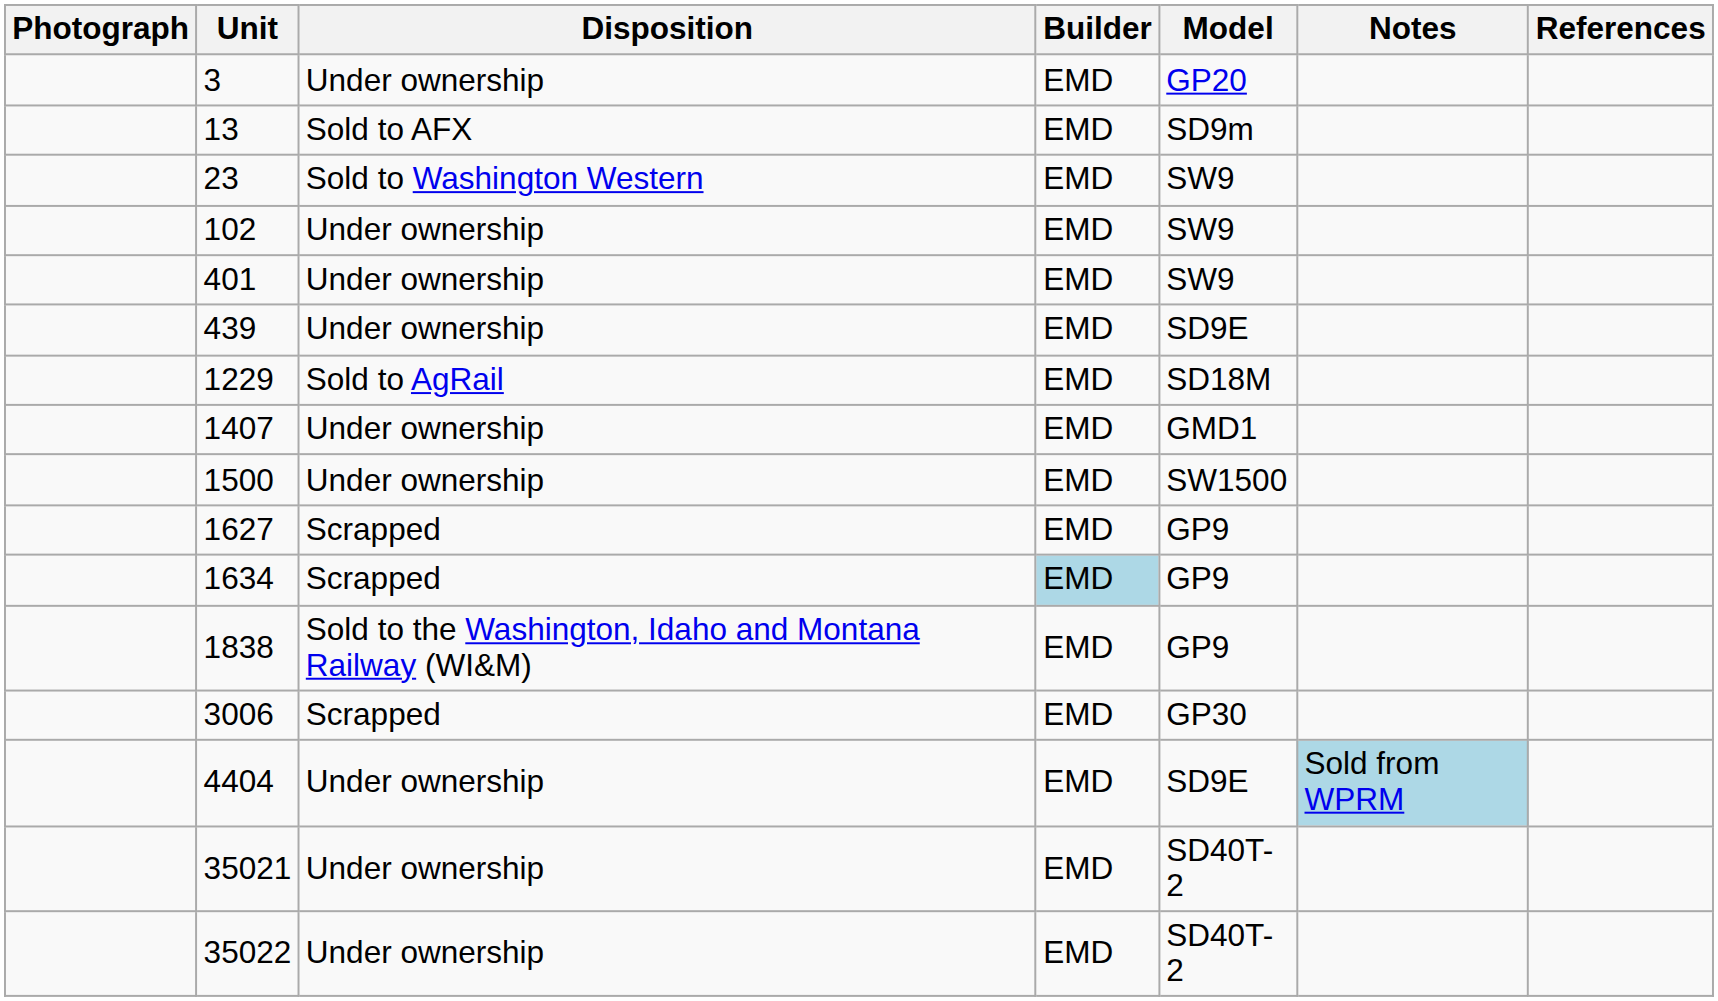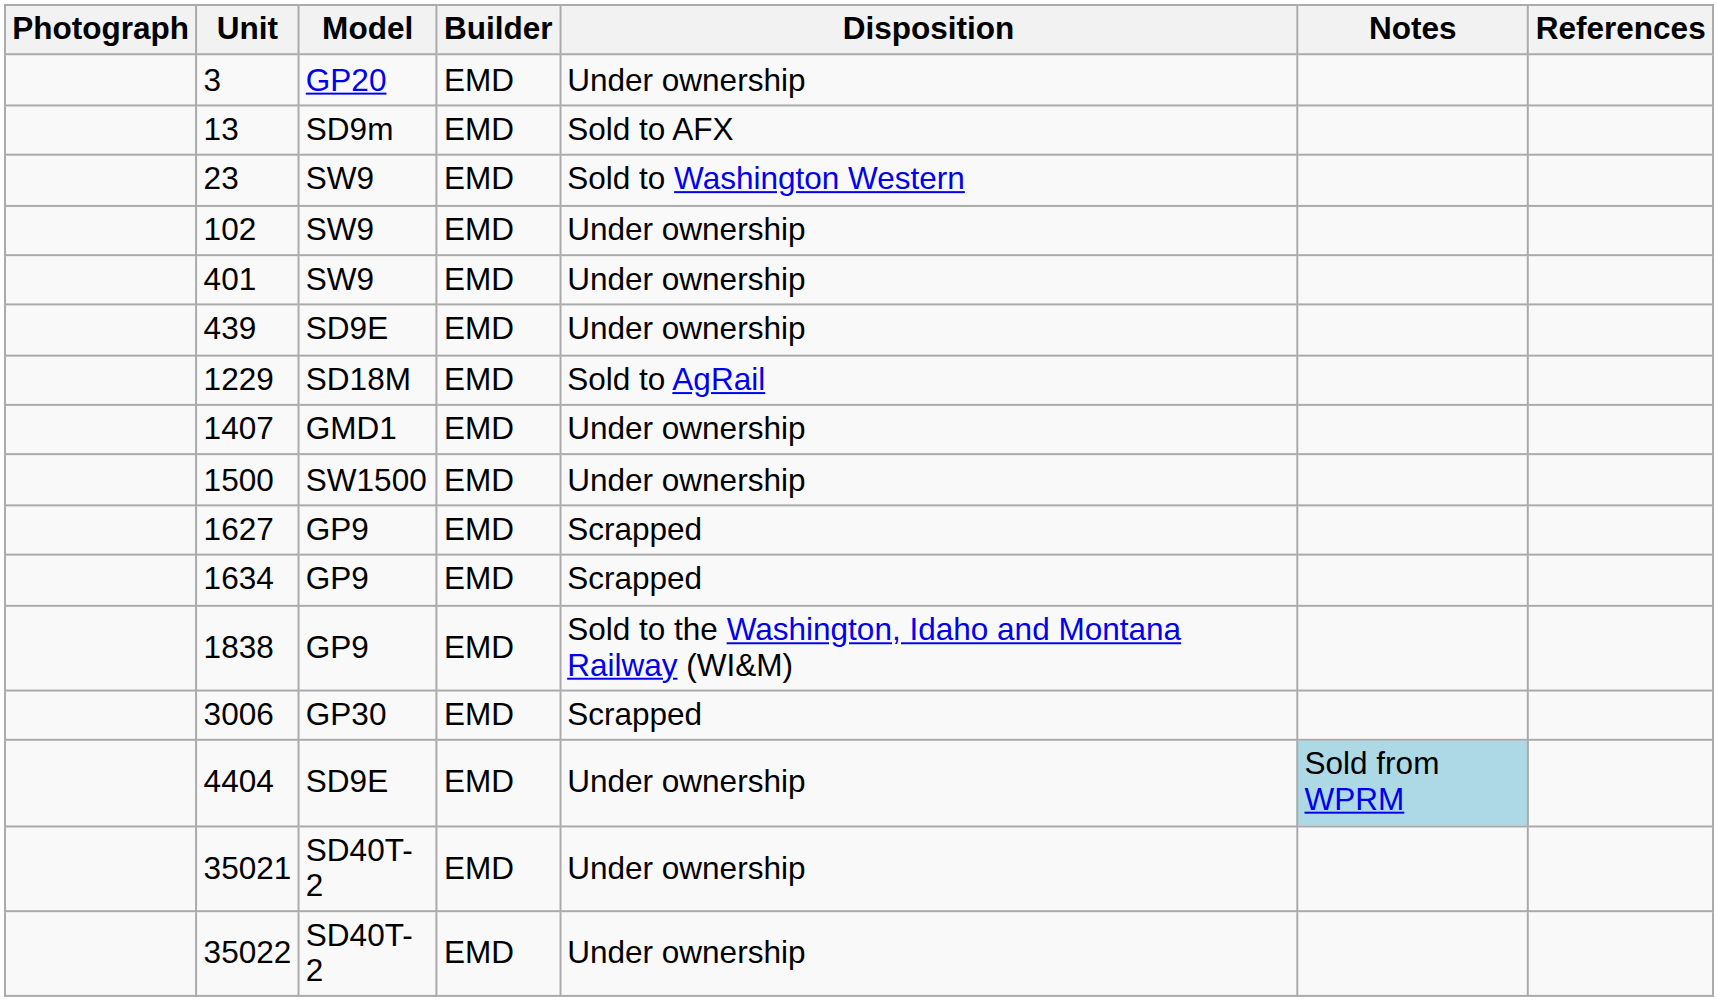columns swapped: (1228, 29) <-> (667, 29)
(1078, 579) lightblue background -> (479, 579) no background
